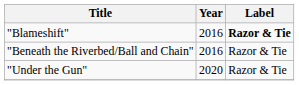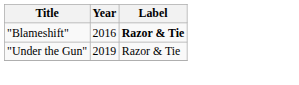- row: (100, 51)
(211, 70) 2020 -> (104, 51) 2019
